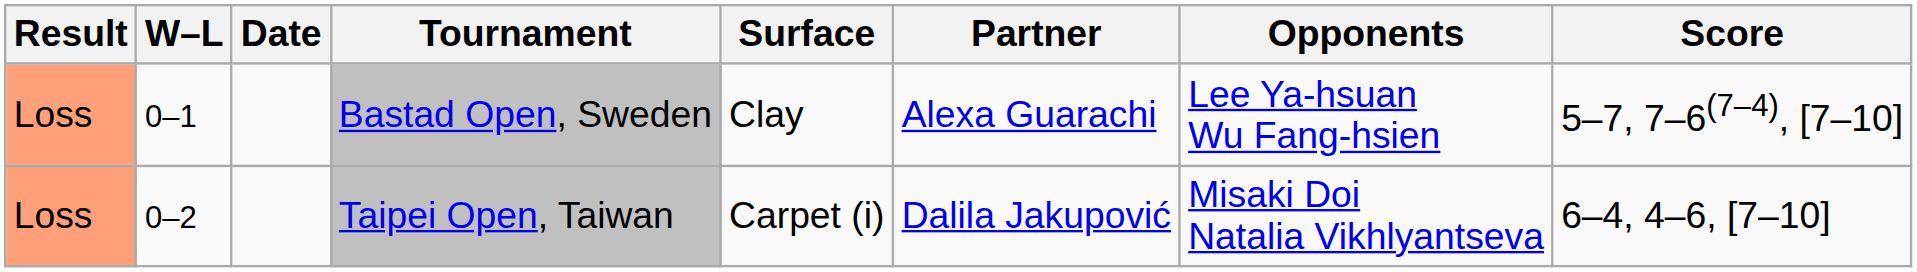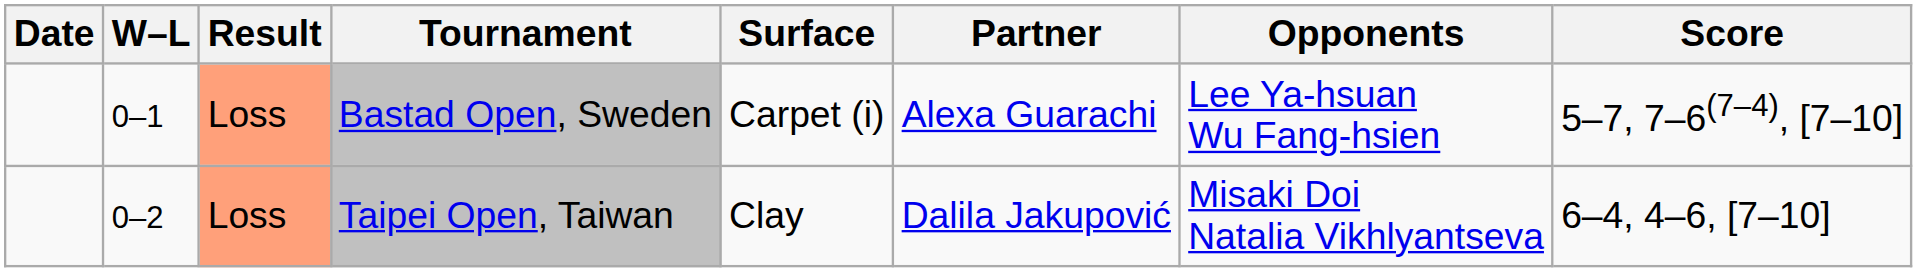columns swapped: (71, 34) <-> (281, 34)
(766, 114) Clay -> (807, 114) Carpet (i)
(807, 215) Carpet (i) -> (766, 215) Clay
